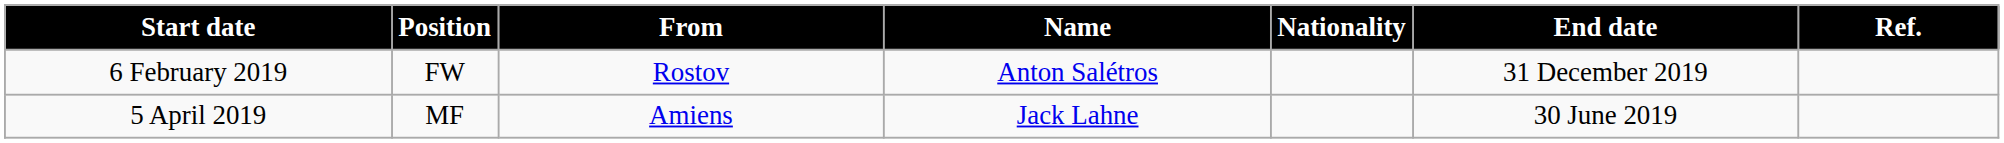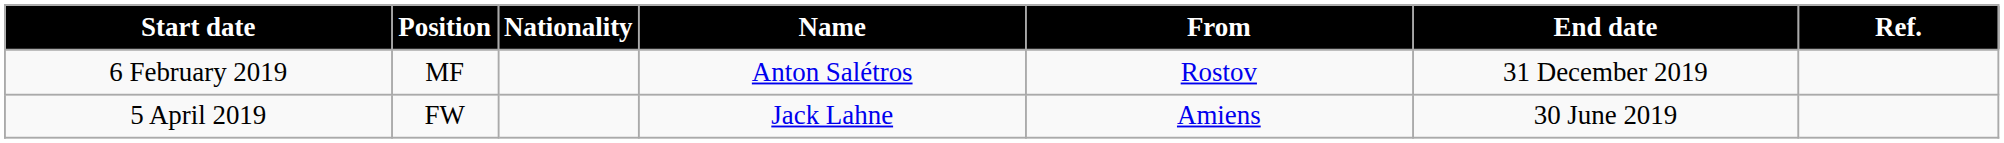columns swapped: (1342, 27) <-> (691, 27)
(445, 71) FW -> (445, 71) MF
(445, 115) MF -> (445, 115) FW
